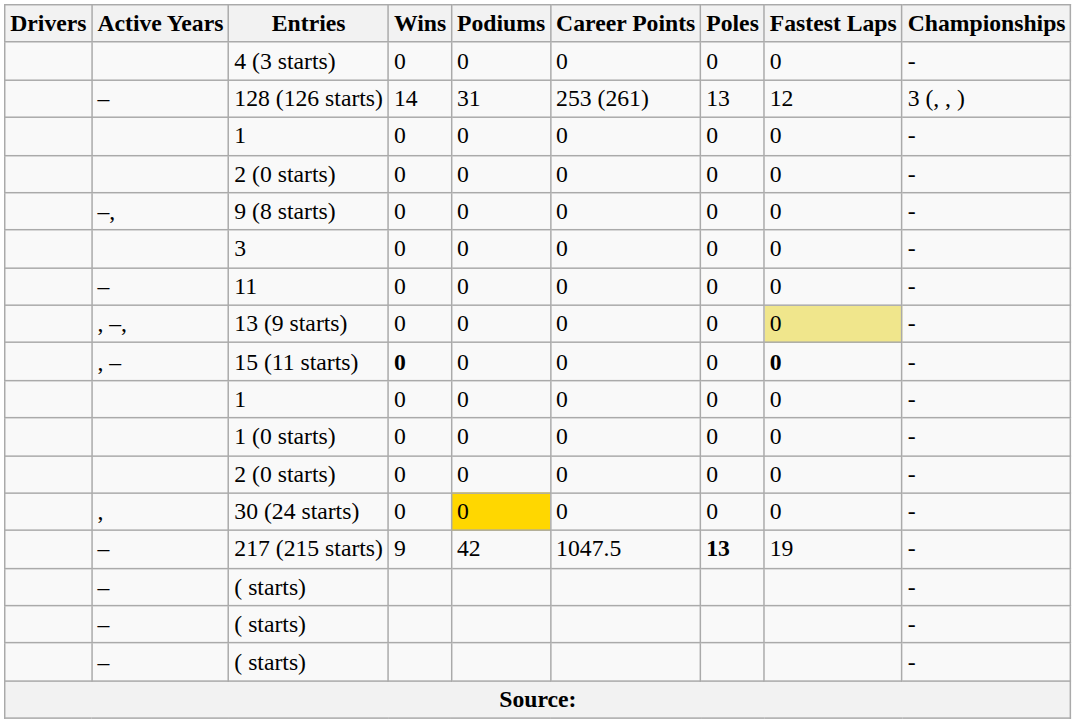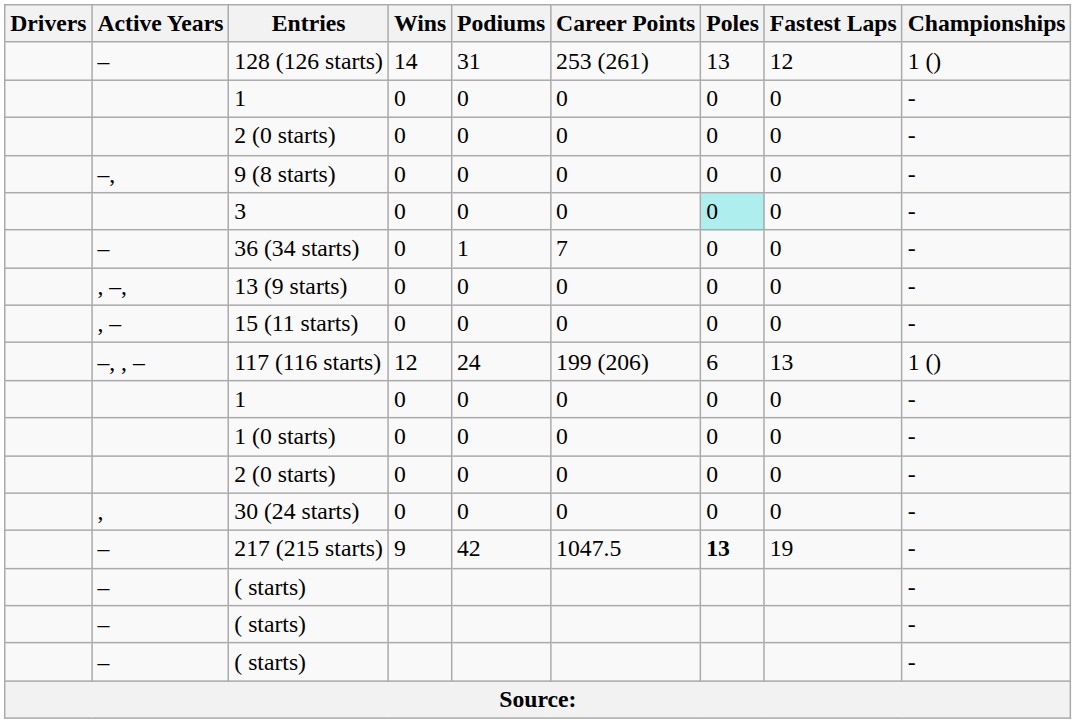- row: (160, 61)
(936, 98) 3 (, , ) -> (924, 60) 1 ()
(712, 248) no background -> (712, 211) paleturquoise background
+ row: (103, 248)
- row: (103, 286)
(776, 323) khaki background -> (776, 286) no background
(400, 361) bold -> (400, 323) normal
(776, 361) bold -> (776, 323) normal
+ row: (121, 361)
(463, 511) gold background -> (463, 511) no background
